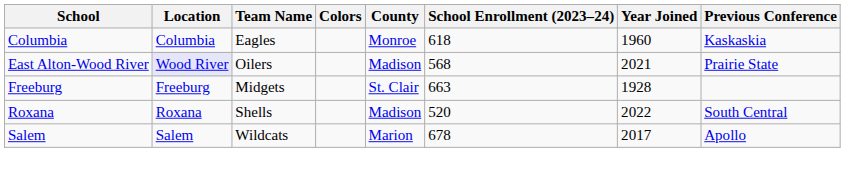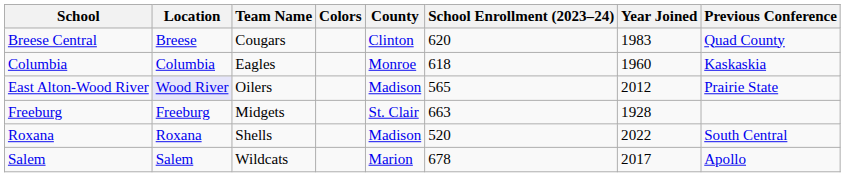+ row: (52, 40)
(439, 64) 568 -> (439, 87) 565
(636, 64) 2021 -> (636, 87) 2012
